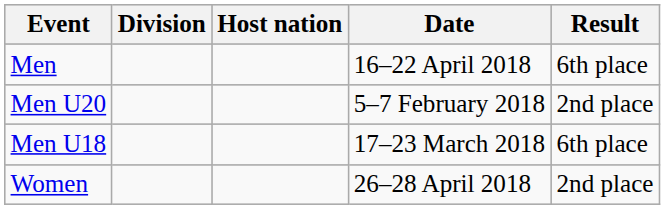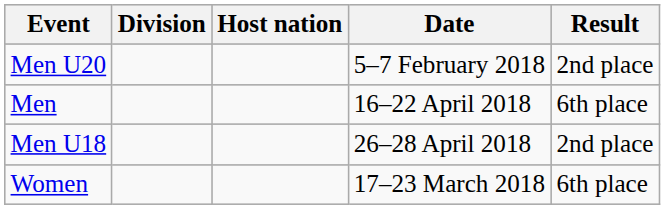rows swapped: (34, 64) <-> (58, 104)
(449, 143) 17–23 March 2018 -> (442, 143) 26–28 April 2018
(602, 143) 6th place -> (605, 143) 2nd place
(442, 183) 26–28 April 2018 -> (449, 183) 17–23 March 2018
(605, 183) 2nd place -> (602, 183) 6th place
